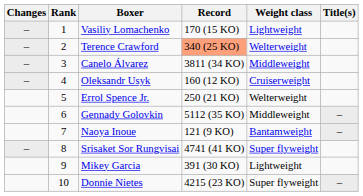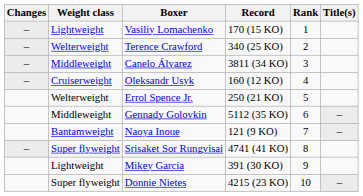columns swapped: (64, 13) <-> (284, 13)
(212, 47) lightsalmon background -> (255, 47) no background
